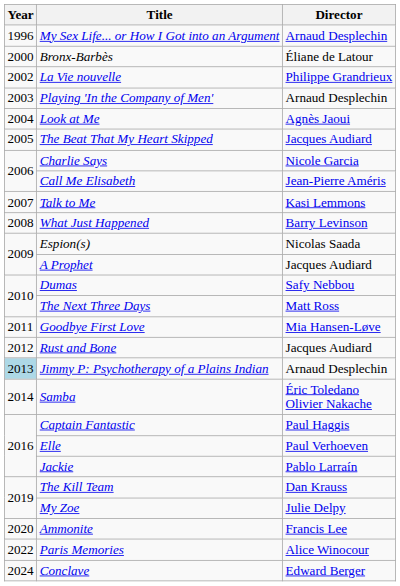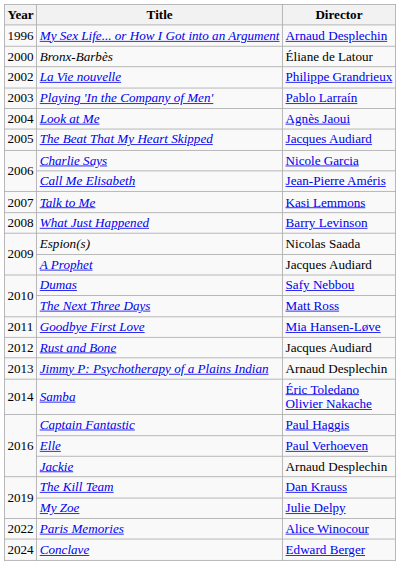(336, 98) Arnaud Desplechin -> (321, 98) Pablo Larraín
(21, 368) lightblue background -> (21, 368) no background
(321, 466) Pablo Larraín -> (336, 466) Arnaud Desplechin
- row: (66, 529)
